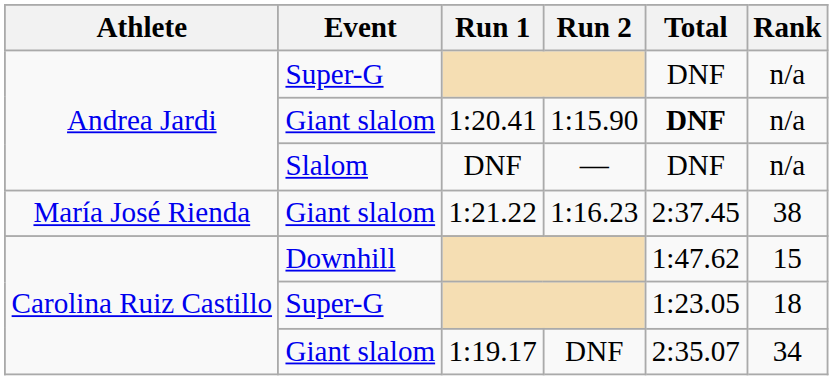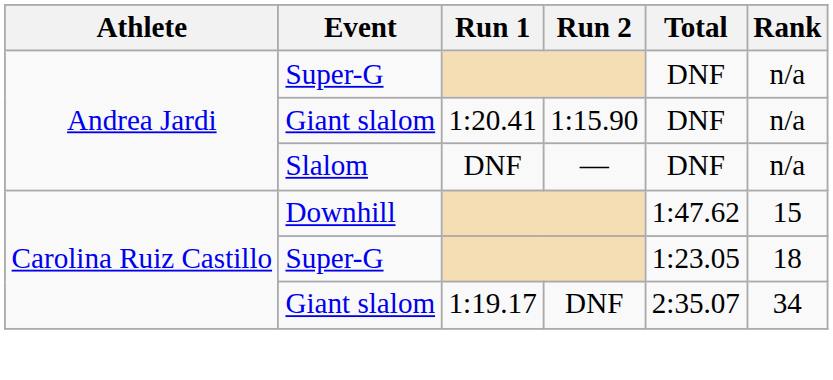(696, 119) bold -> (696, 119) normal
- row: (360, 212)
